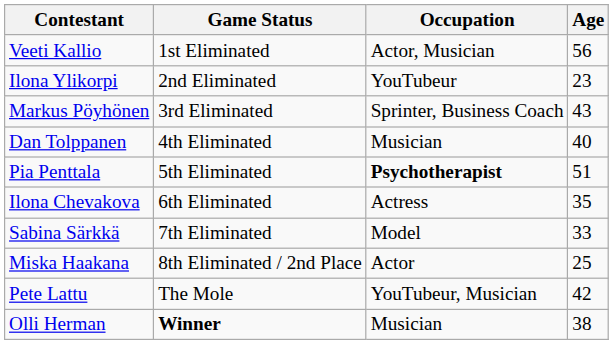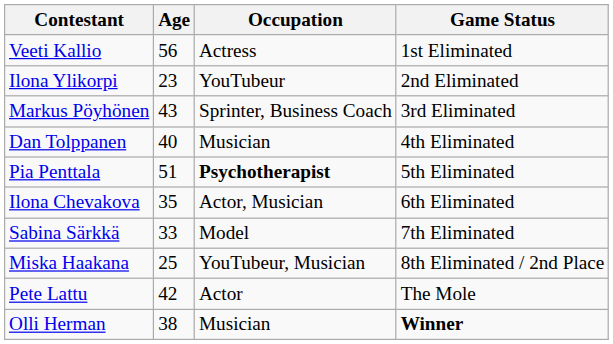columns swapped: (588, 19) <-> (260, 19)
(433, 50) Actor, Musician -> (228, 50) Actress
(399, 202) Actress -> (261, 202) Actor, Musician
(393, 263) Actor -> (282, 263) YouTubeur, Musician
(454, 293) YouTubeur, Musician -> (221, 293) Actor
